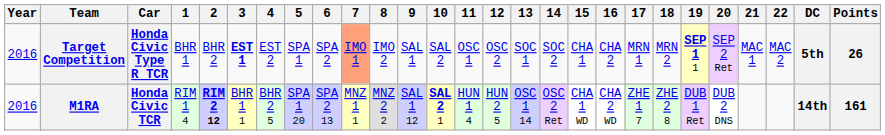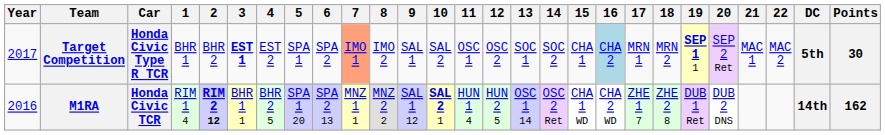(22, 54) 2016 -> (22, 54) 2017
(610, 54) no background -> (610, 54) lightblue background
(856, 54) 26 -> (856, 54) 30
(856, 107) 161 -> (856, 107) 162
